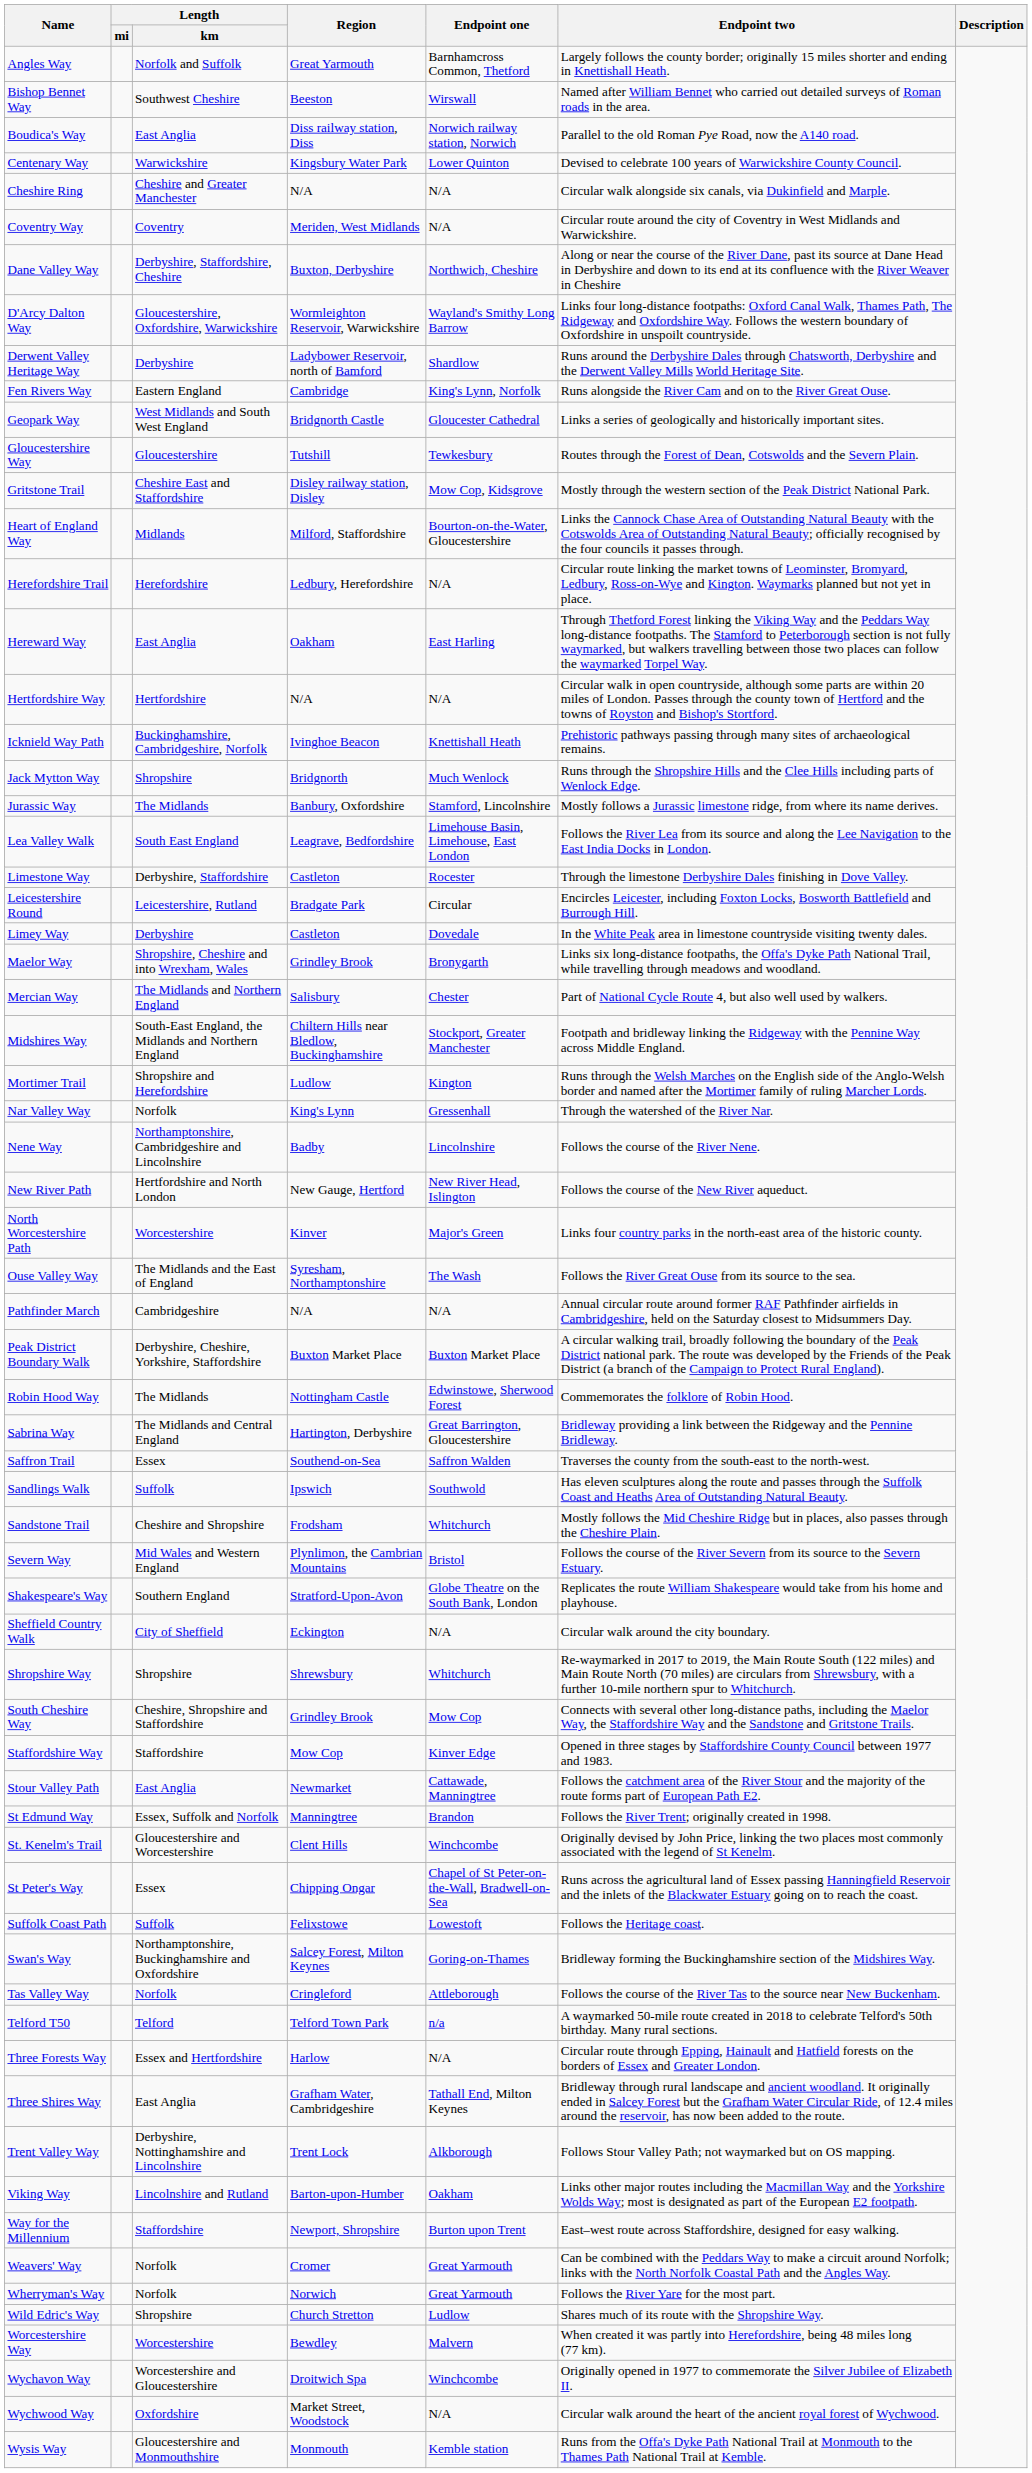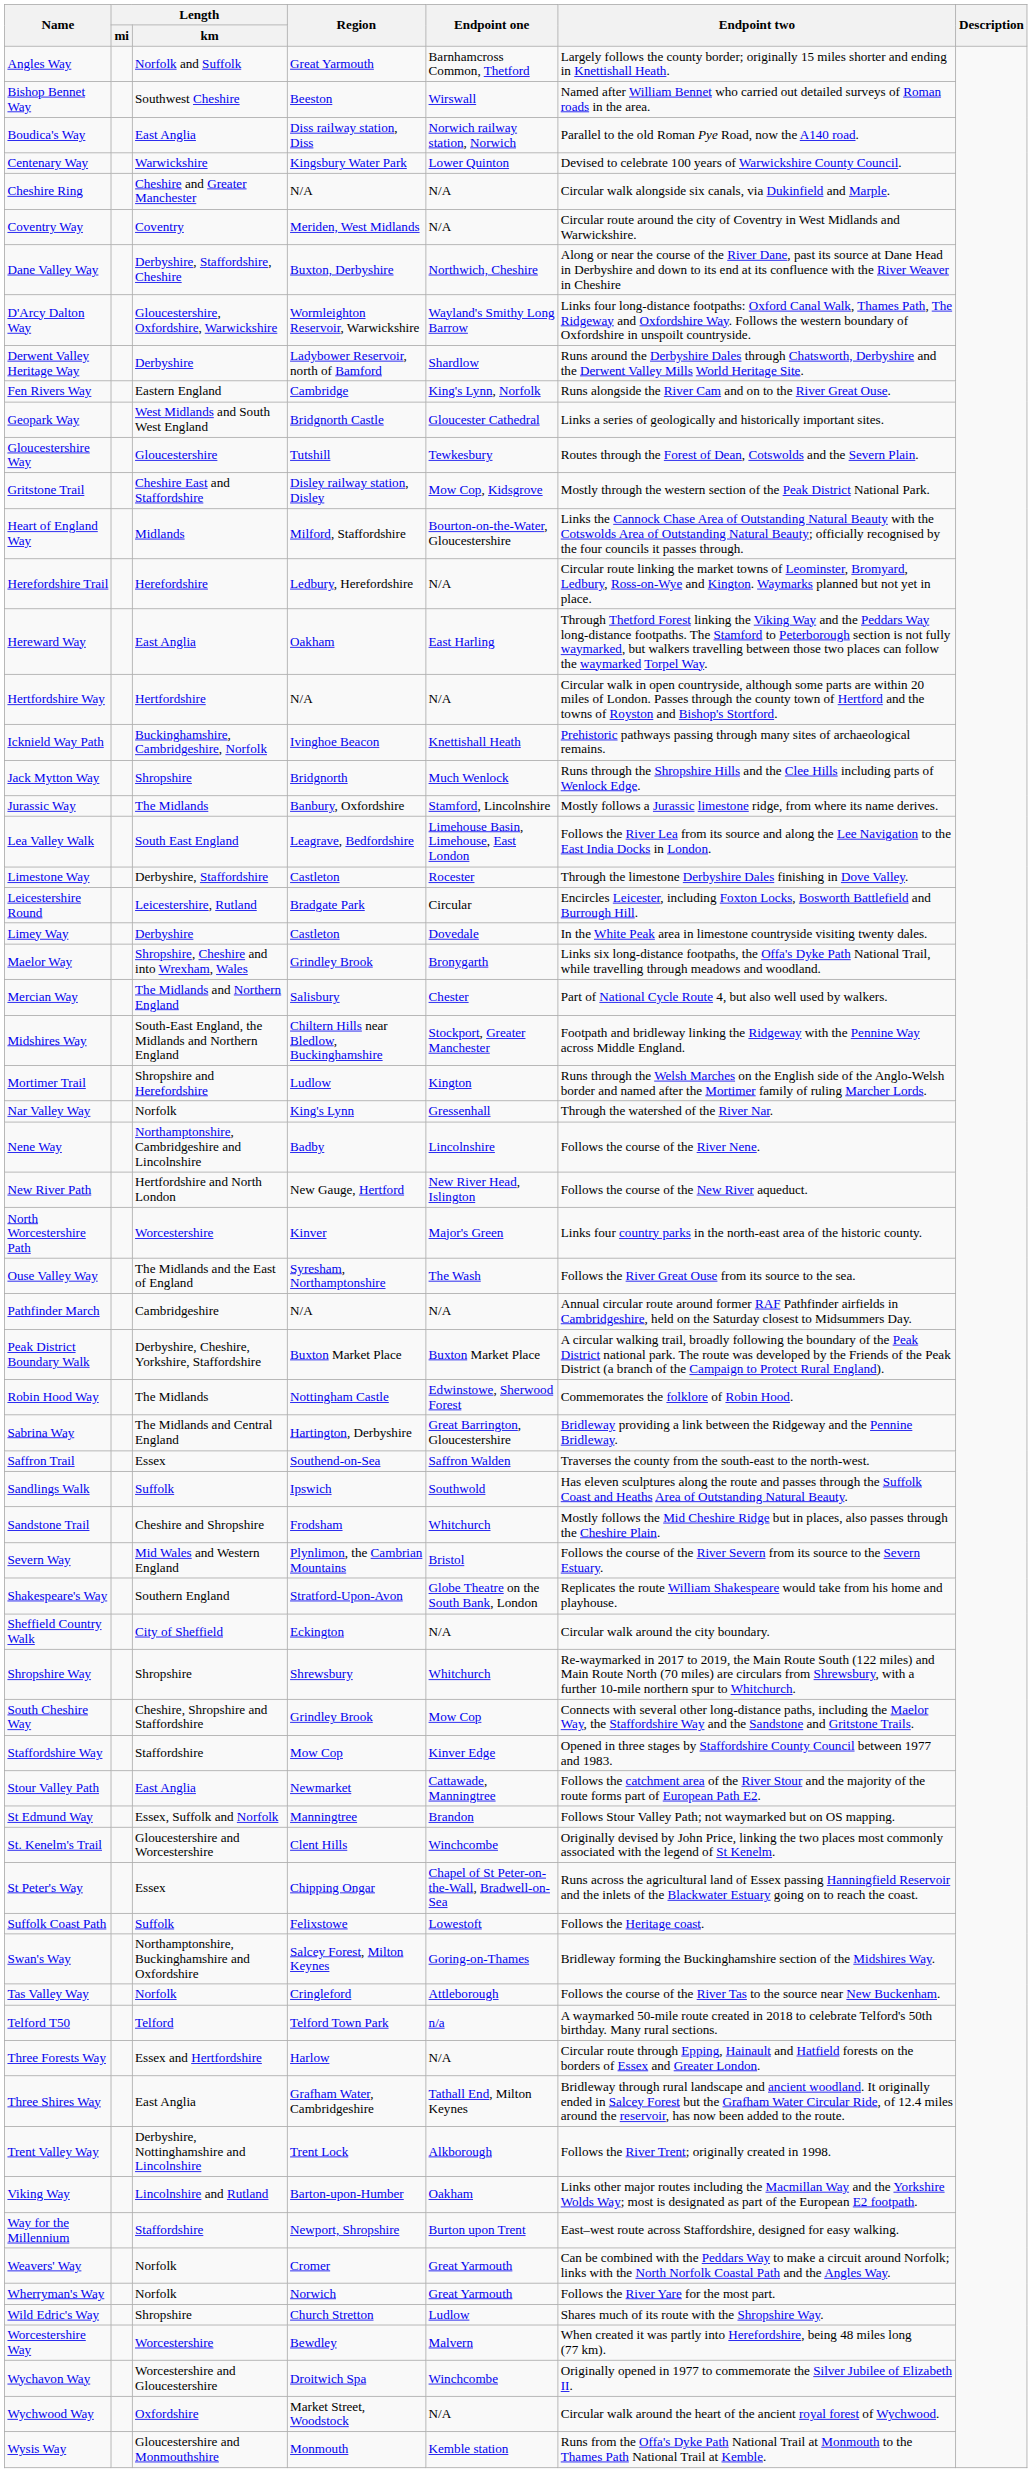(696, 1816) Follows the River Trent; originally created in 1998. -> (728, 1816) Follows Stour Valley Path; not waymarked but on OS mapping.
(728, 2151) Follows Stour Valley Path; not waymarked but on OS mapping. -> (696, 2151) Follows the River Trent; originally created in 1998.
